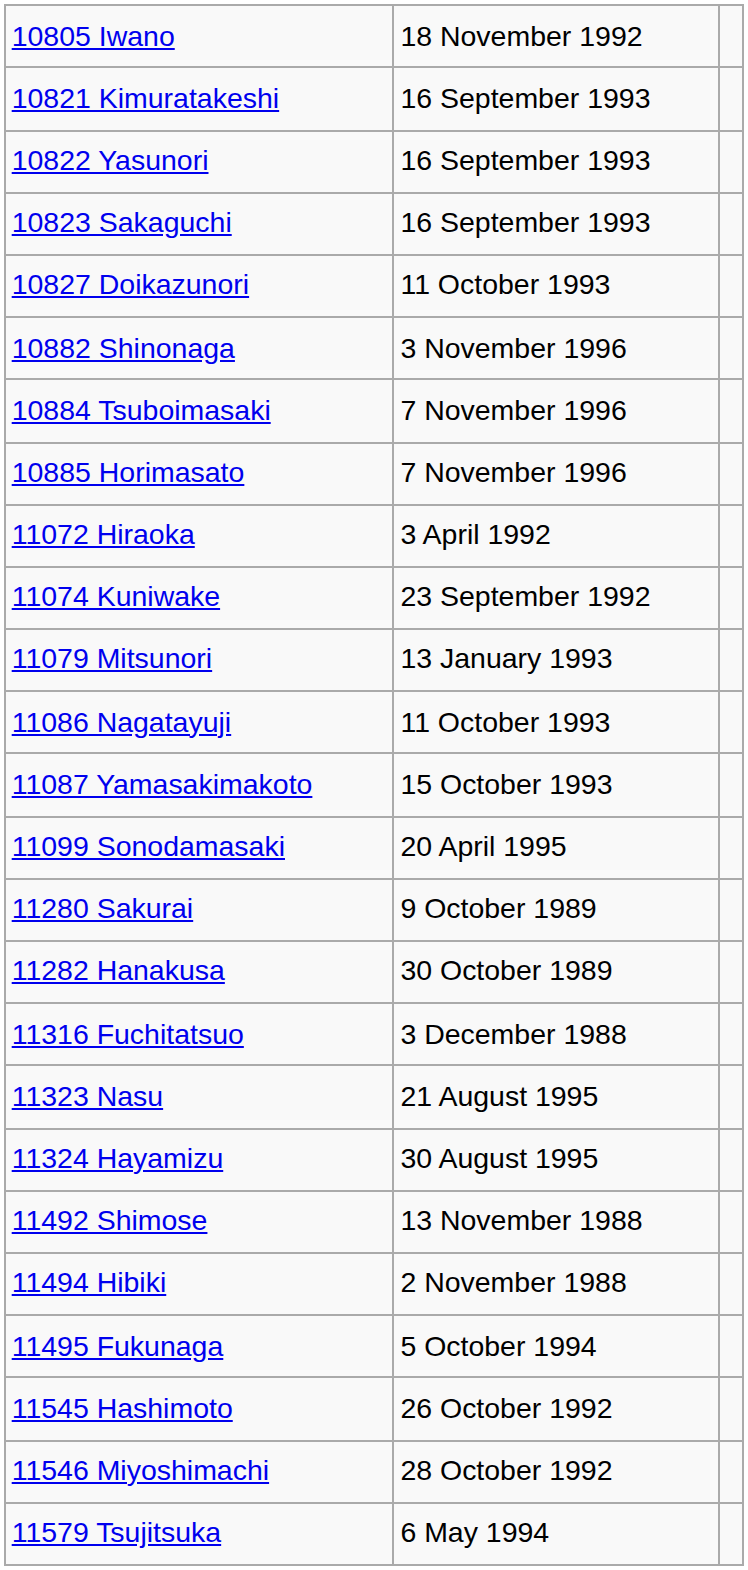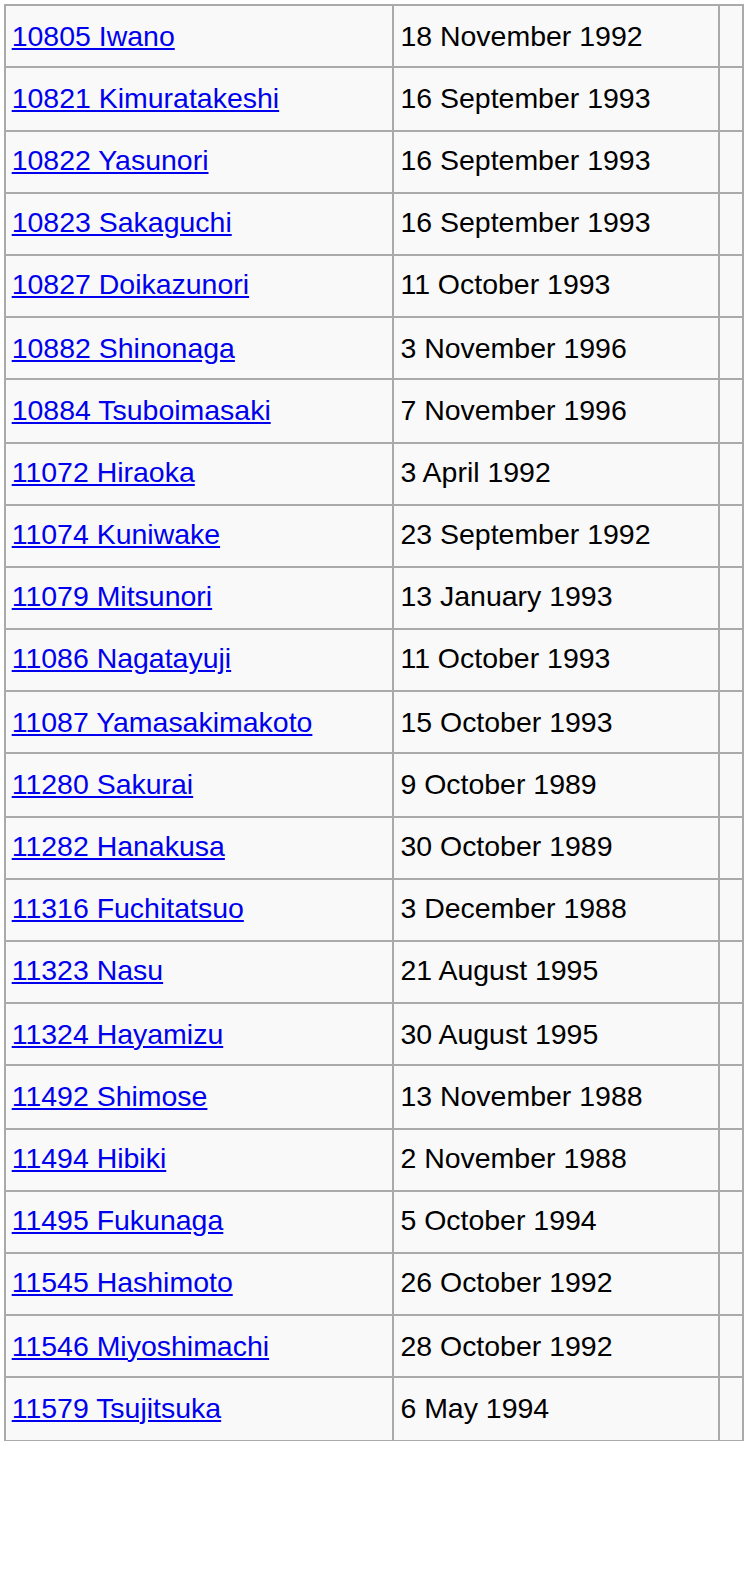- row: (128, 472)
- row: (148, 846)
